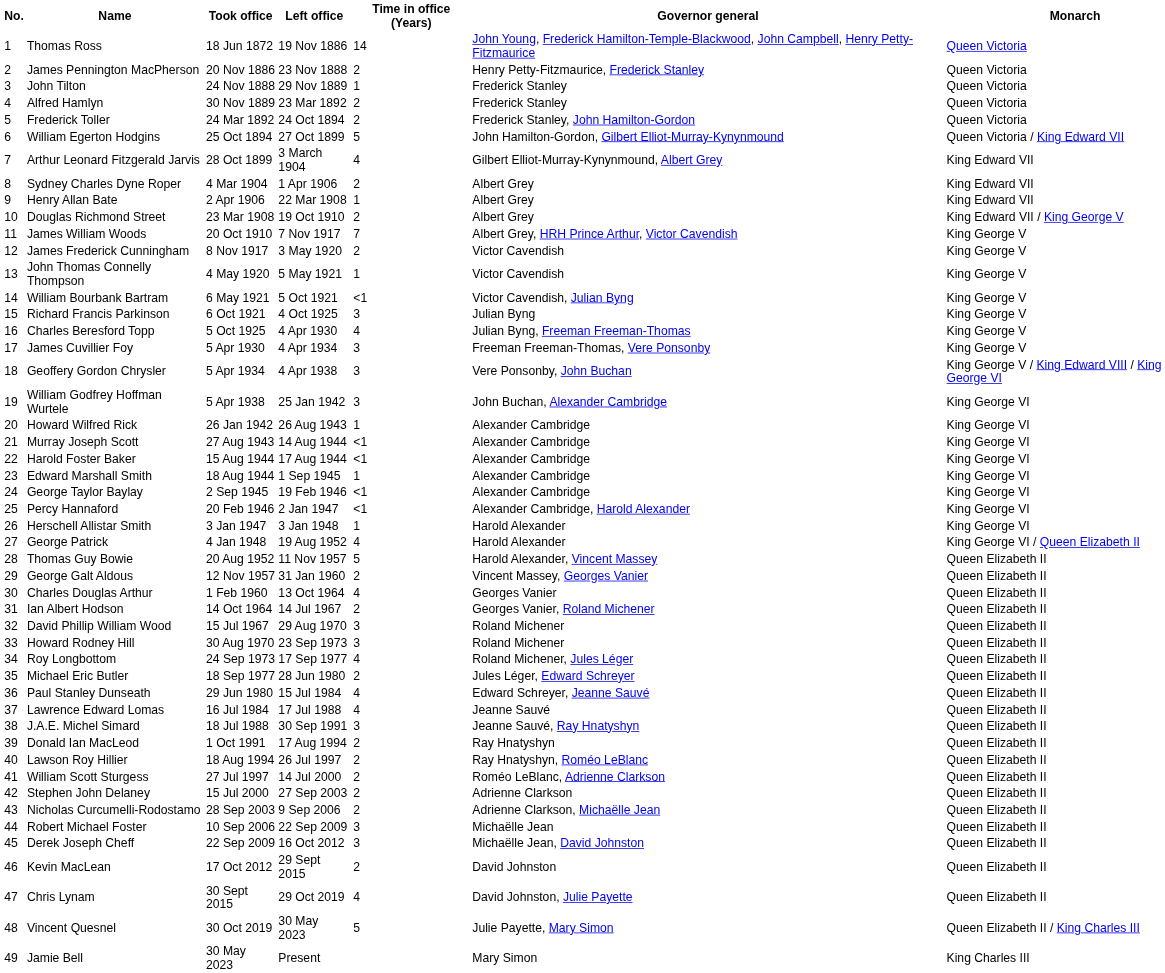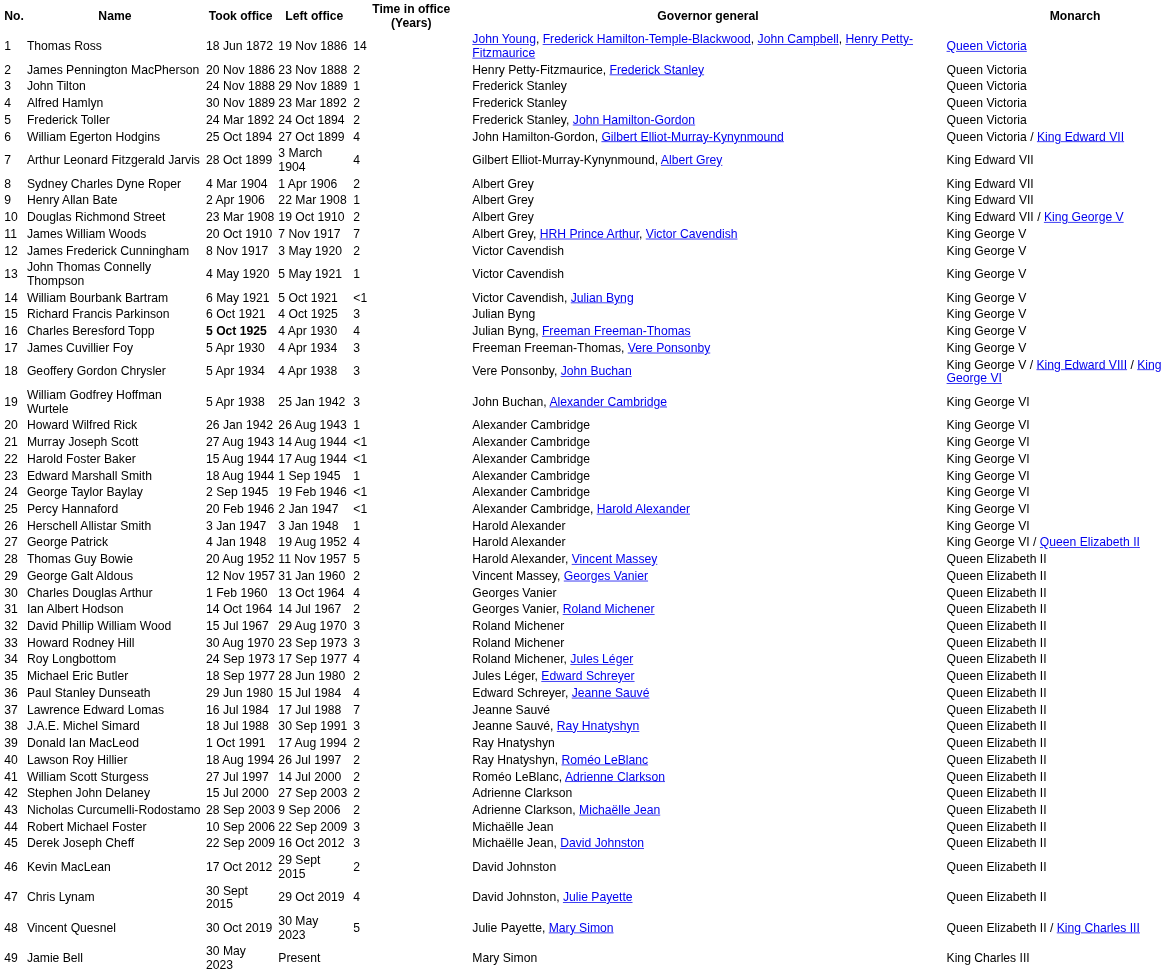(357, 136) 5 -> (357, 136) 4
(236, 331) normal -> (236, 331) bold
(357, 709) 4 -> (357, 709) 7
